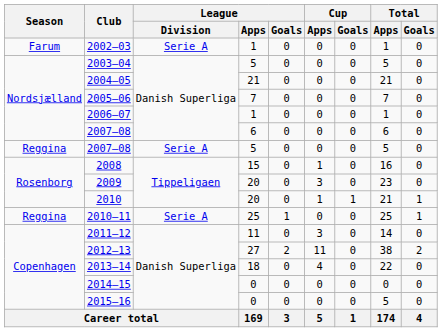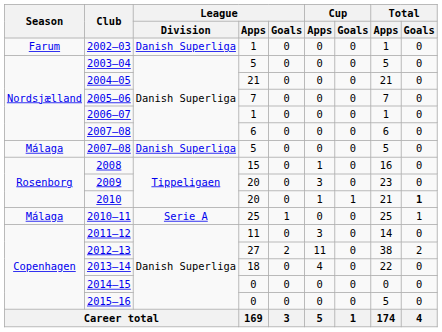(186, 47) Serie A -> (186, 47) Danish Superliga
(44, 148) Reggina -> (44, 148) Málaga
(186, 148) Serie A -> (186, 148) Danish Superliga
(419, 199) normal -> (419, 199) bold
(44, 216) Reggina -> (44, 216) Málaga
